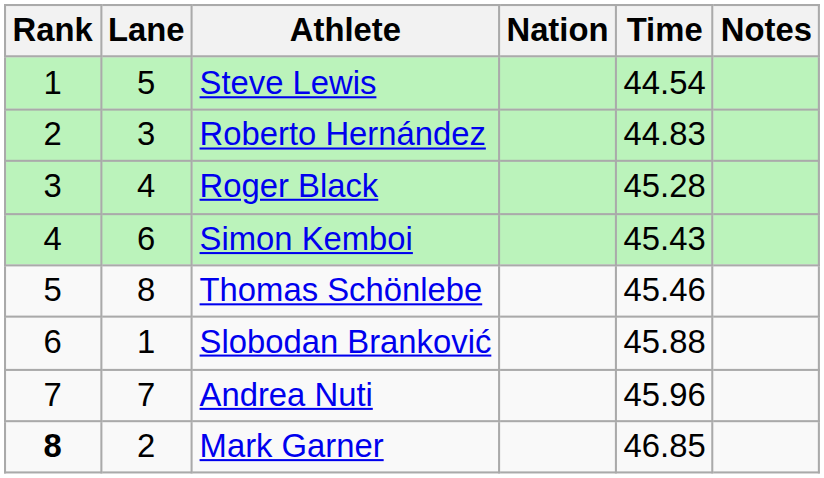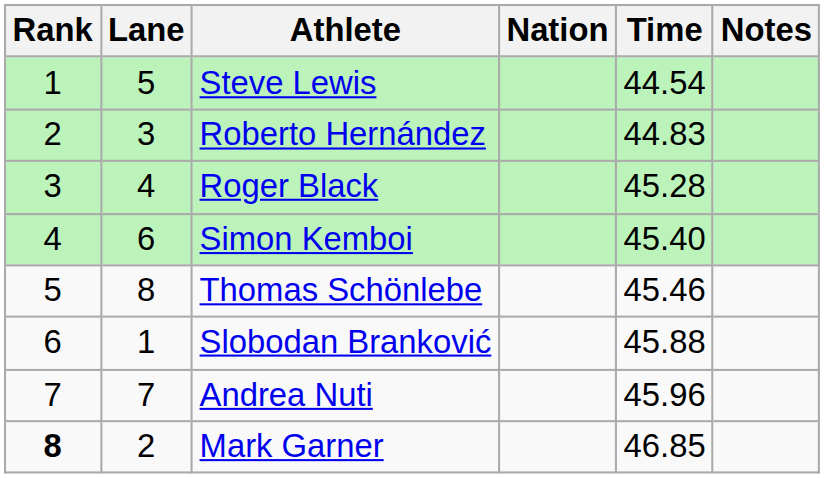(665, 238) 45.43 -> (665, 238) 45.40
